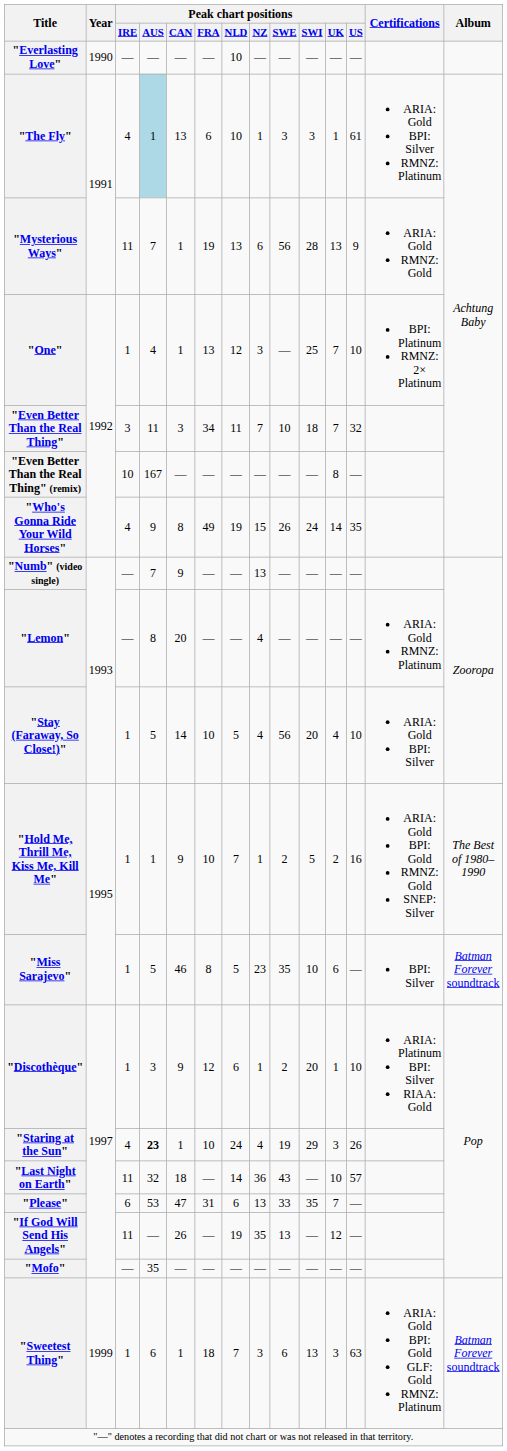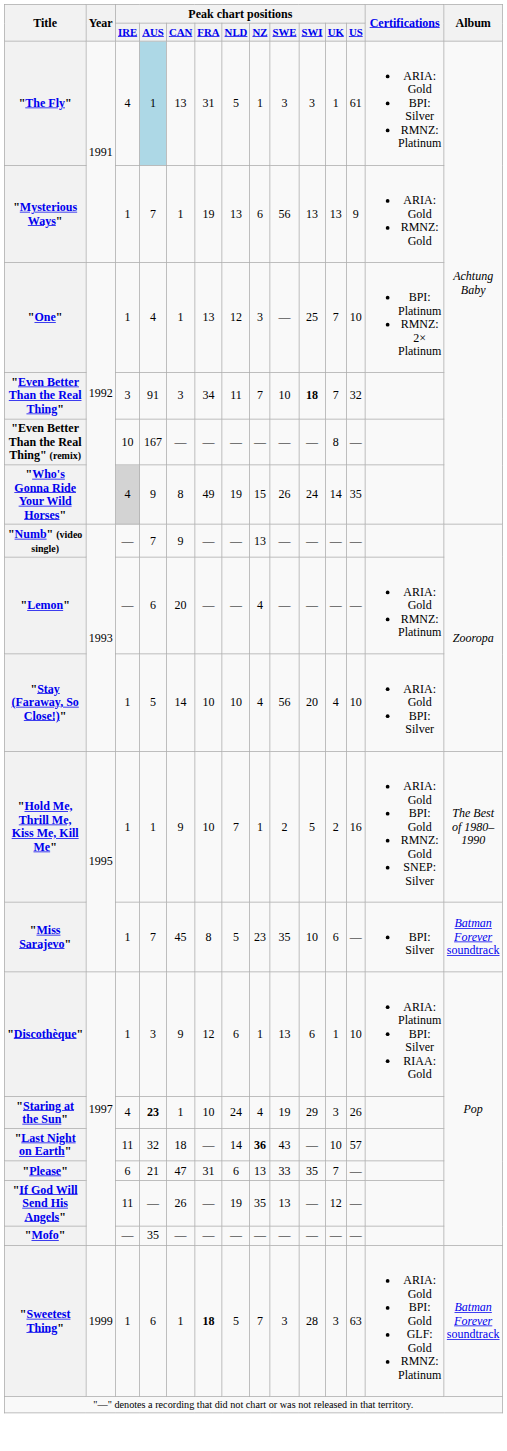- row: (45, 57)
(208, 135) 6 -> (208, 103) 31
(236, 135) 10 -> (236, 103) 5
(128, 246) 11 -> (128, 213) 1
(312, 246) 28 -> (312, 213) 13
(153, 428) 11 -> (153, 395) 91
(312, 428) normal -> (312, 395) bold
(128, 527) no background -> (128, 494) lightgrey background
(153, 638) 8 -> (153, 605) 6
(236, 735) 5 -> (236, 702) 10
(153, 969) 5 -> (153, 937) 7
(181, 969) 46 -> (181, 937) 45
(285, 1066) 2 -> (285, 1034) 13
(312, 1066) 20 -> (312, 1034) 6
(260, 1177) normal -> (260, 1145) bold
(153, 1203) 53 -> (153, 1170) 21
(208, 1353) normal -> (208, 1320) bold
(236, 1353) 7 -> (236, 1320) 5
(260, 1353) 3 -> (260, 1320) 7
(285, 1353) 6 -> (285, 1320) 3
(312, 1353) 13 -> (312, 1320) 28
